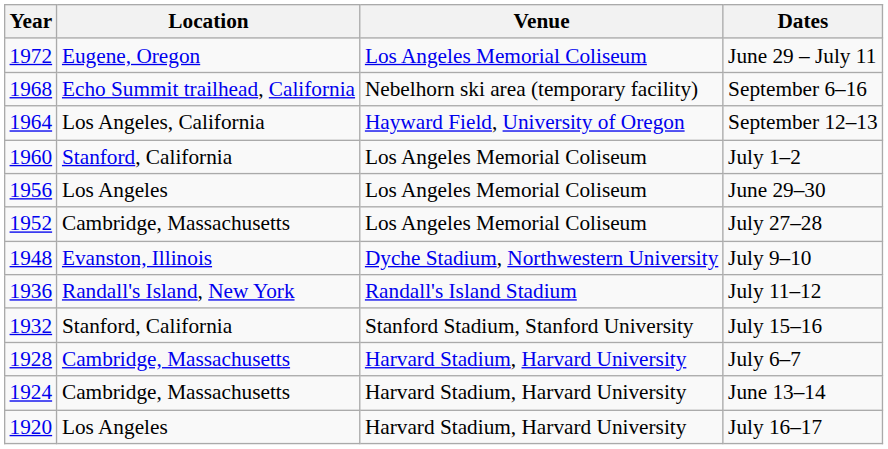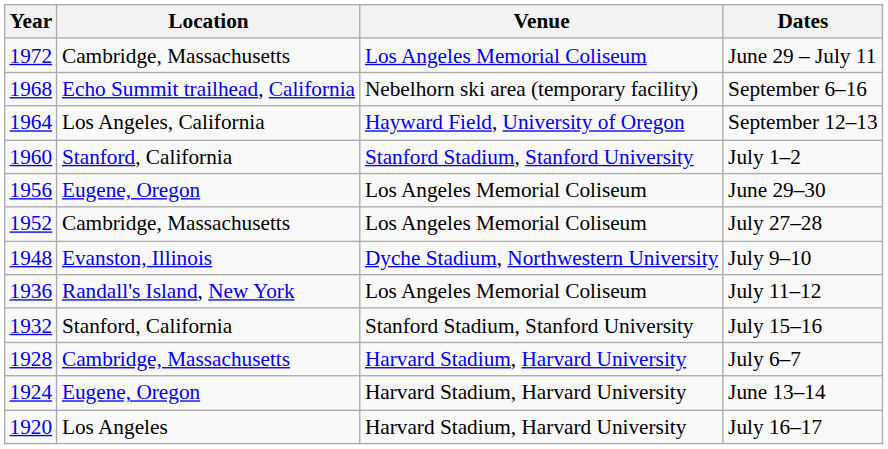(131, 55) Eugene, Oregon -> (176, 55) Cambridge, Massachusetts
(506, 156) Los Angeles Memorial Coliseum -> (529, 156) Stanford Stadium, Stanford University
(115, 190) Los Angeles -> (131, 190) Eugene, Oregon
(471, 291) Randall's Island Stadium -> (506, 291) Los Angeles Memorial Coliseum
(176, 392) Cambridge, Massachusetts -> (131, 392) Eugene, Oregon
